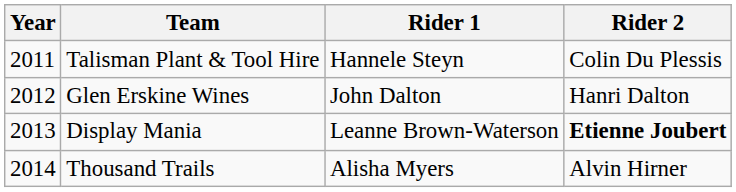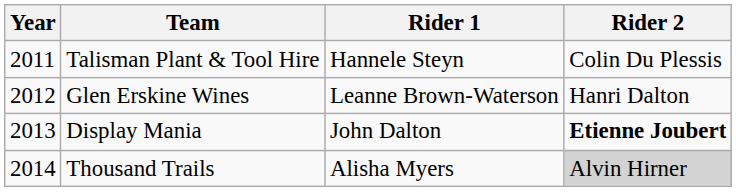(386, 95) John Dalton -> (444, 95) Leanne Brown-Waterson
(444, 131) Leanne Brown-Waterson -> (386, 131) John Dalton
(628, 167) no background -> (628, 167) lightgrey background
